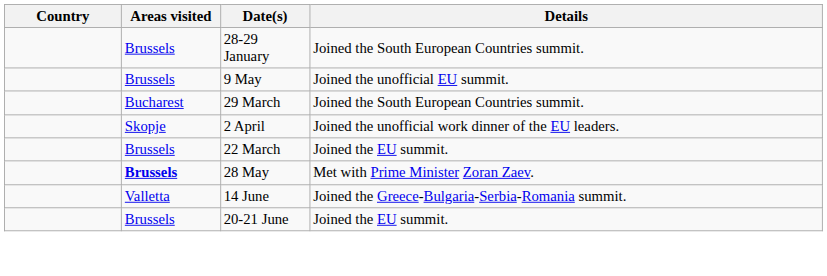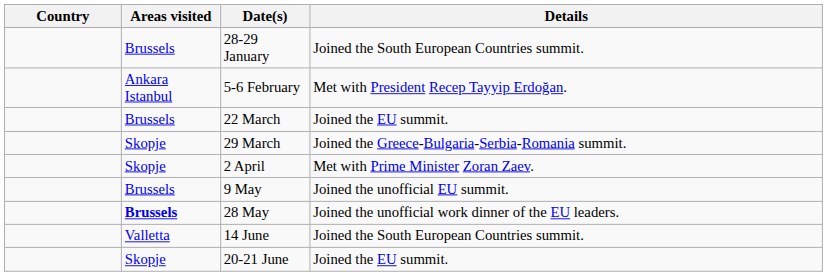+ row: (262, 87)
rows swapped: (252, 149) <-> (243, 79)
(154, 102) Bucharest -> (145, 142) Skopje
(449, 102) Joined the South European Countries summit. -> (470, 142) Joined the Greece-Bulgaria-Serbia-Romania summit.
(466, 126) Joined the unofficial work dinner of the EU leaders. -> (424, 166) Met with Prime Minister Zoran Zaev.
(424, 172) Met with Prime Minister Zoran Zaev. -> (466, 212) Joined the unofficial work dinner of the EU leaders.
(470, 196) Joined the Greece-Bulgaria-Serbia-Romania summit. -> (449, 236) Joined the South European Countries summit.
(150, 219) Brussels -> (145, 259) Skopje
